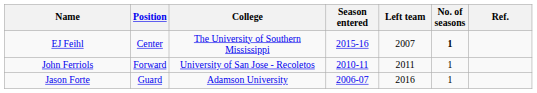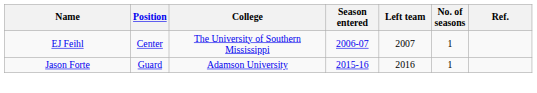(352, 44) 2015-16 -> (352, 44) 2006-07
(450, 44) bold -> (450, 44) normal
- row: (68, 65)
(352, 80) 2006-07 -> (352, 65) 2015-16
